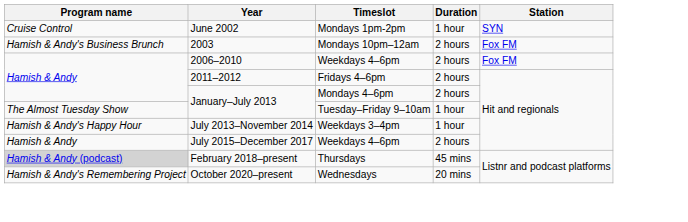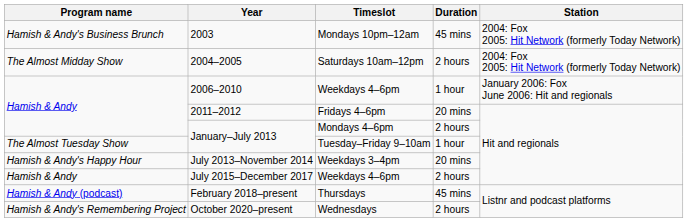- row: (214, 28)
(452, 45) 2 hours -> (453, 34) 45 mins
(499, 45) Fox FM -> (581, 34) 2004: Fox 2005: Hit Network (formerly Today Network)
+ row: (216, 62)
(452, 61) 2 hours -> (450, 90) 1 hour
(499, 61) Fox FM -> (547, 90) January 2006: Fox June 2006: Hit and regionals
(452, 77) 2 hours -> (453, 112) 20 mins
(450, 126) 1 hour -> (453, 160) 20 mins
(65, 158) lightgrey background -> (65, 193) no background
(453, 175) 20 mins -> (452, 209) 2 hours
